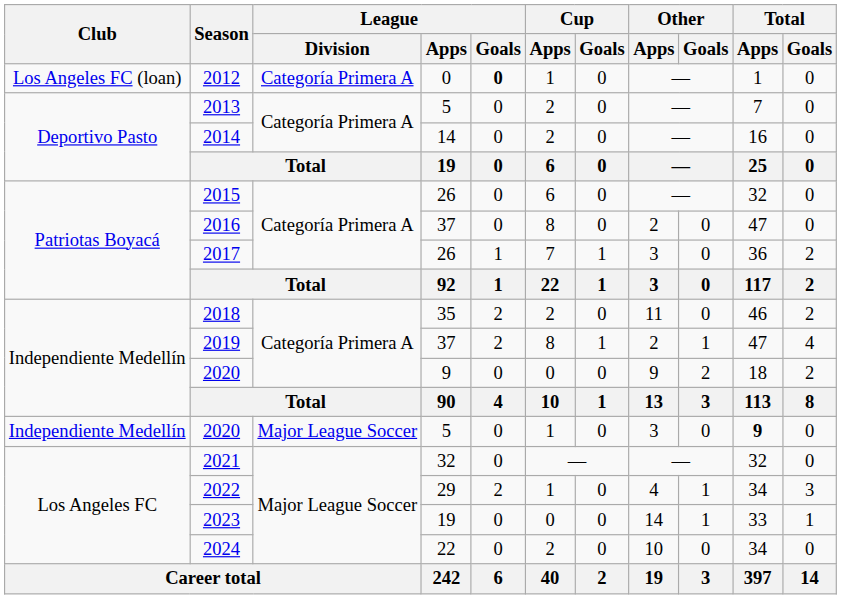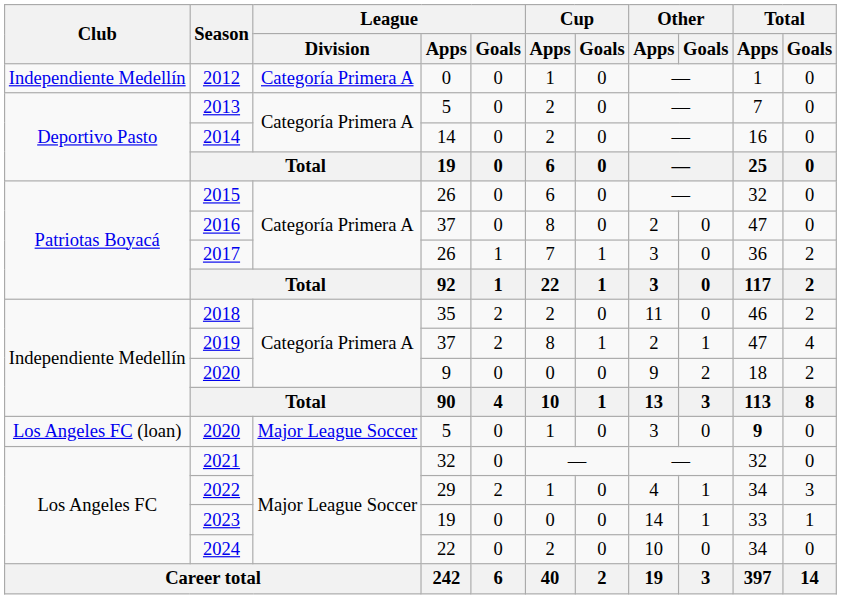(97, 78) Los Angeles FC (loan) -> (97, 78) Independiente Medellín
(498, 78) bold -> (498, 78) normal
(97, 431) Independiente Medellín -> (97, 431) Los Angeles FC (loan)
